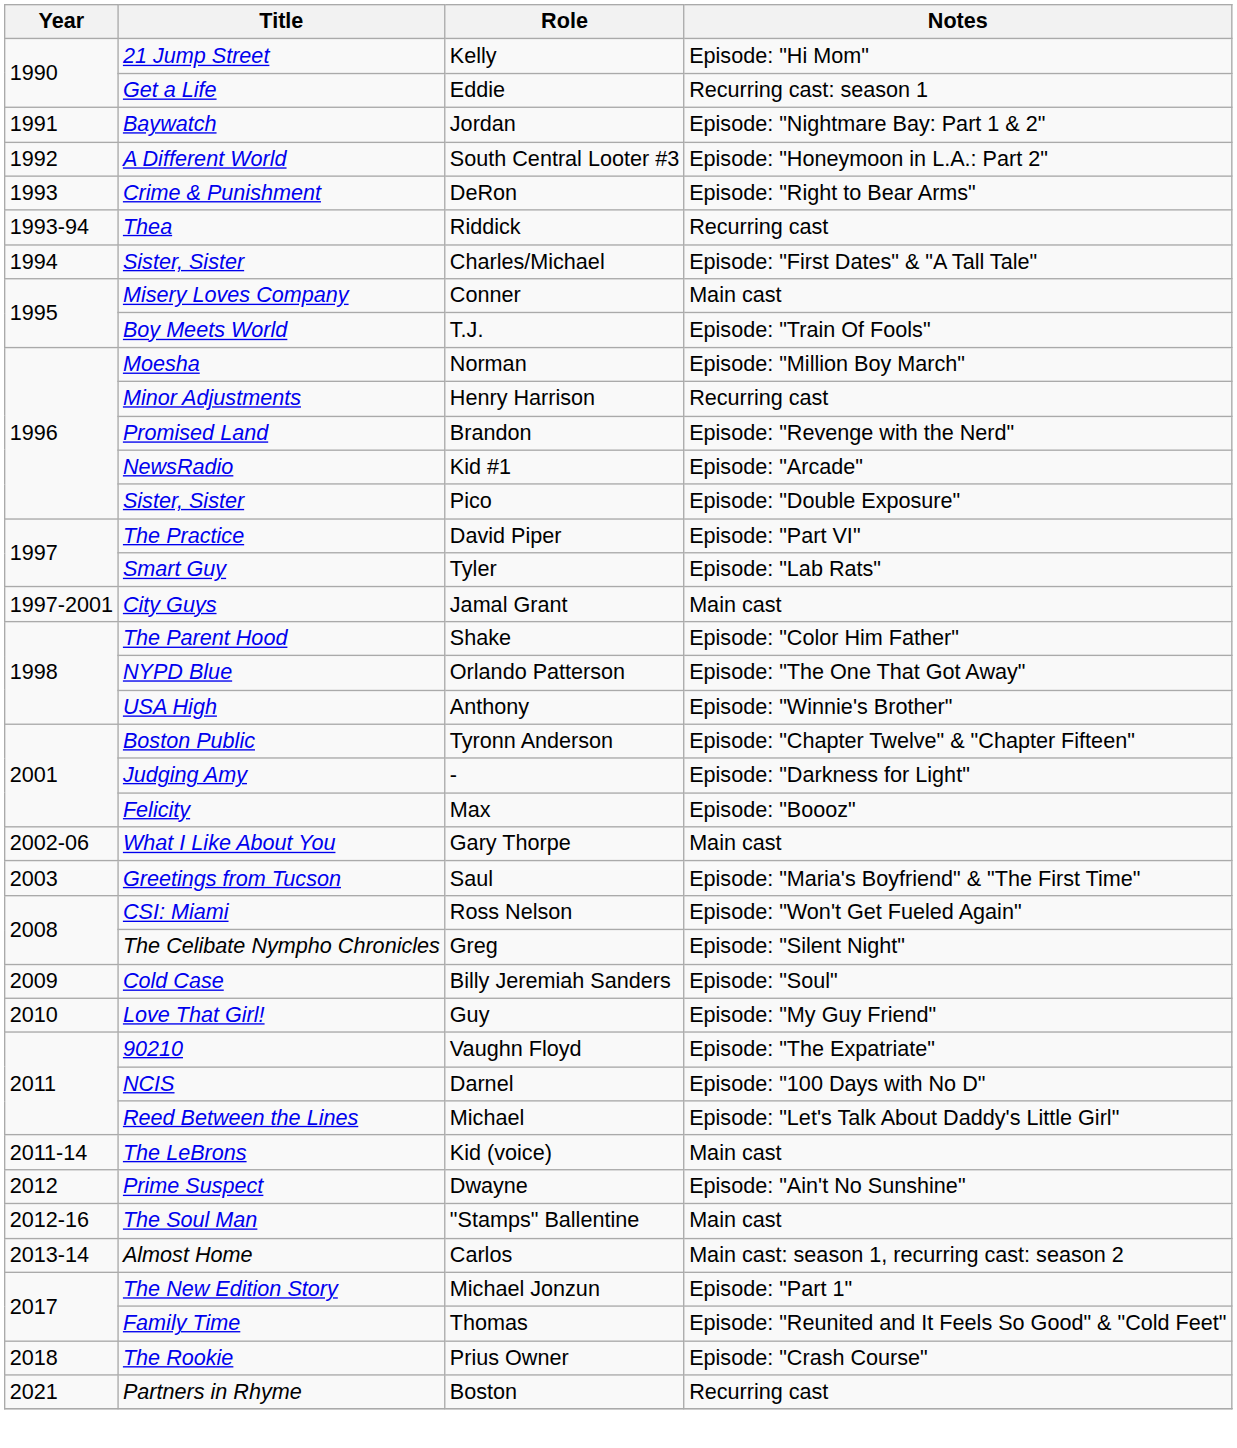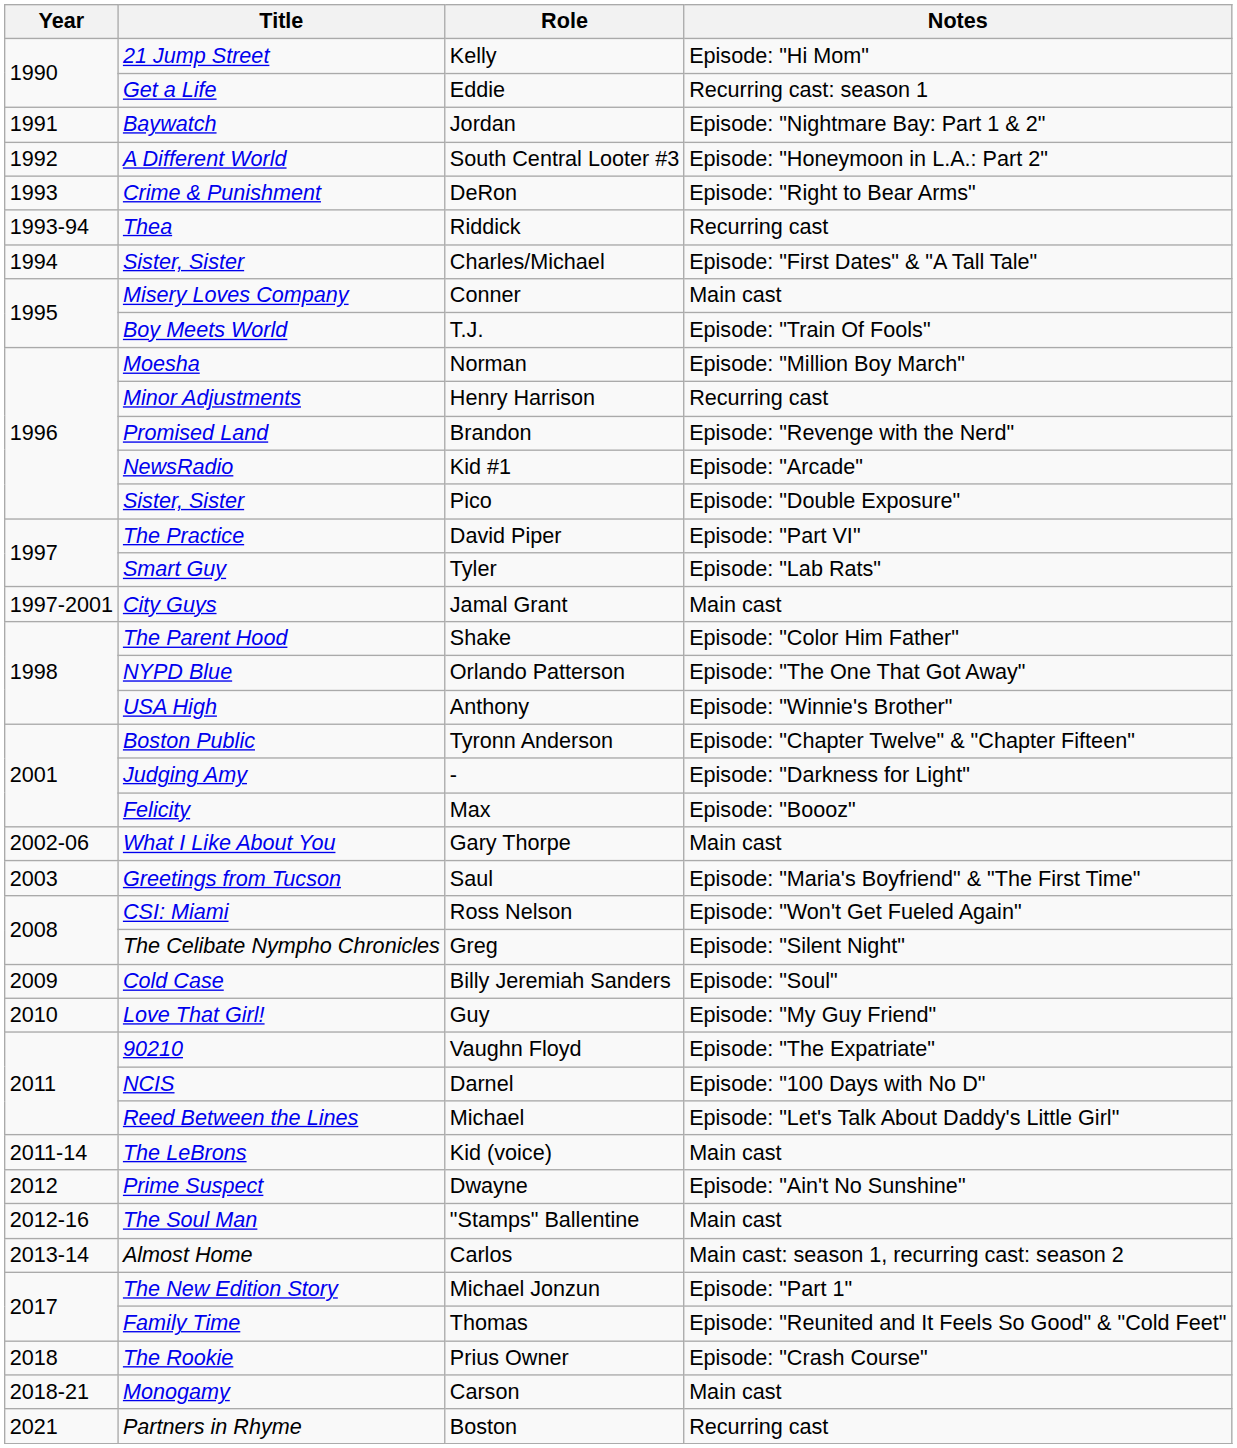+ row: (485, 1391)
